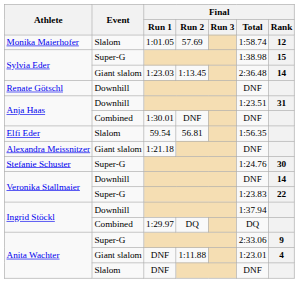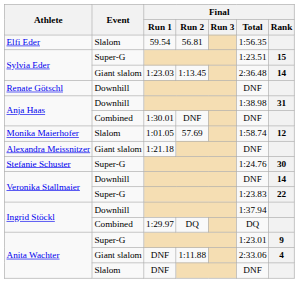rows swapped: (23, 134) <-> (43, 42)
(253, 58) 1:38.98 -> (253, 58) 1:23.51
(253, 103) 1:23.51 -> (253, 103) 1:38.98
(253, 240) 2:33.06 -> (253, 240) 1:23.01
(253, 255) 1:23.01 -> (253, 255) 2:33.06
